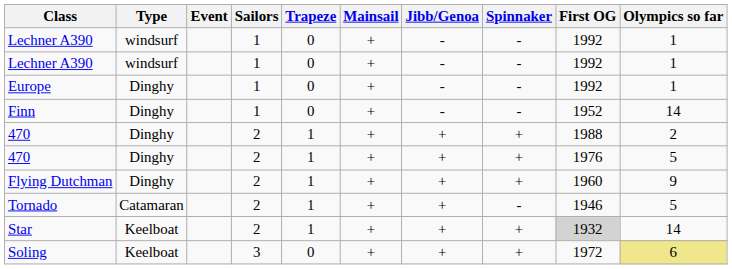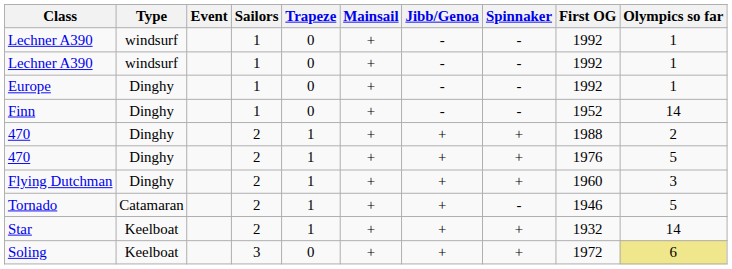(673, 181) 9 -> (673, 181) 3
(588, 228) lightgrey background -> (588, 228) no background
